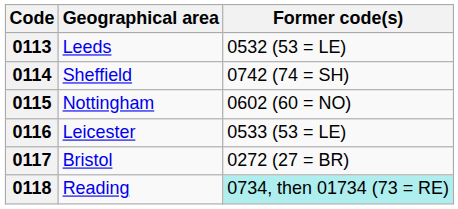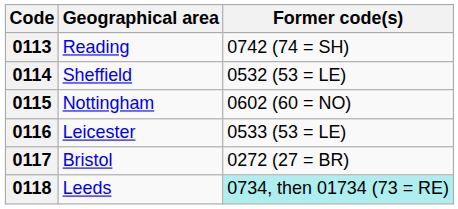(87, 47) Leeds -> (96, 47) Reading
(287, 47) 0532 (53 = LE) -> (288, 47) 0742 (74 = SH)
(288, 75) 0742 (74 = SH) -> (287, 75) 0532 (53 = LE)
(96, 189) Reading -> (87, 189) Leeds
